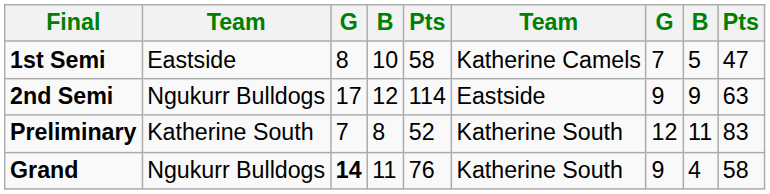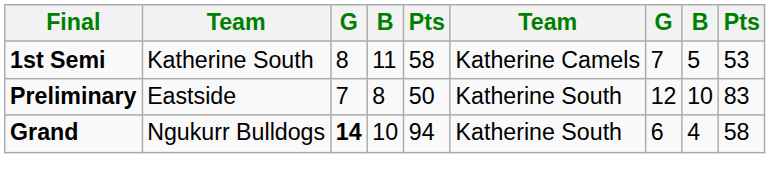(192, 59) Eastside -> (230, 59) Katherine South
(385, 59) 10 -> (384, 59) 11
(736, 59) 47 -> (737, 59) 53
- row: (62, 96)
(230, 133) Katherine South -> (192, 96) Eastside
(422, 133) 52 -> (422, 96) 50
(700, 133) 11 -> (700, 96) 10
(384, 170) 11 -> (385, 133) 10
(422, 170) 76 -> (422, 133) 94
(658, 170) 9 -> (657, 133) 6
